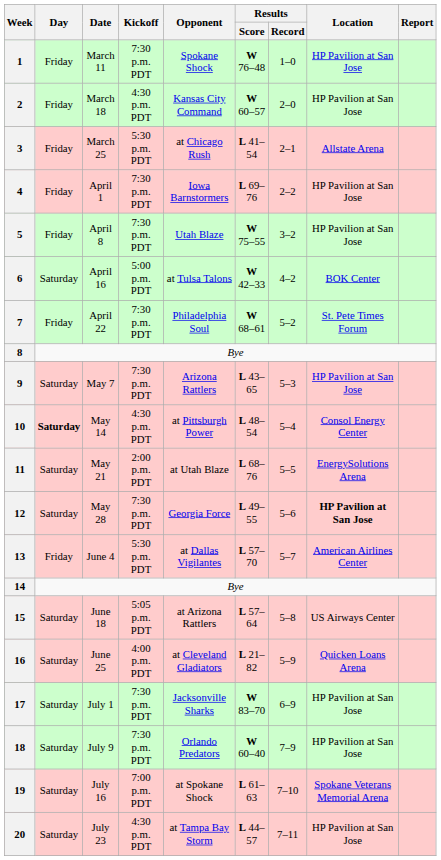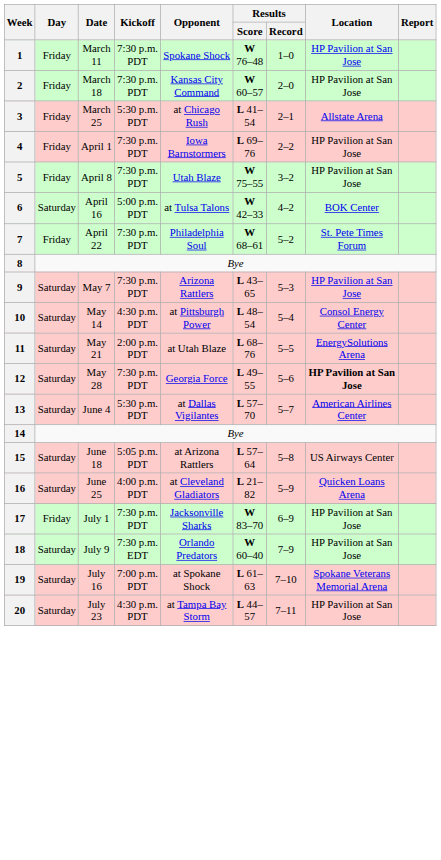(141, 105) 4:30 p.m. PDT -> (138, 86) 7:30 p.m. PDT
(59, 426) bold -> (57, 317) normal
(59, 556) Friday -> (57, 409) Saturday
(59, 704) Saturday -> (57, 519) Friday
(141, 747) 7:30 p.m. PDT -> (138, 549) 7:30 p.m. EDT
